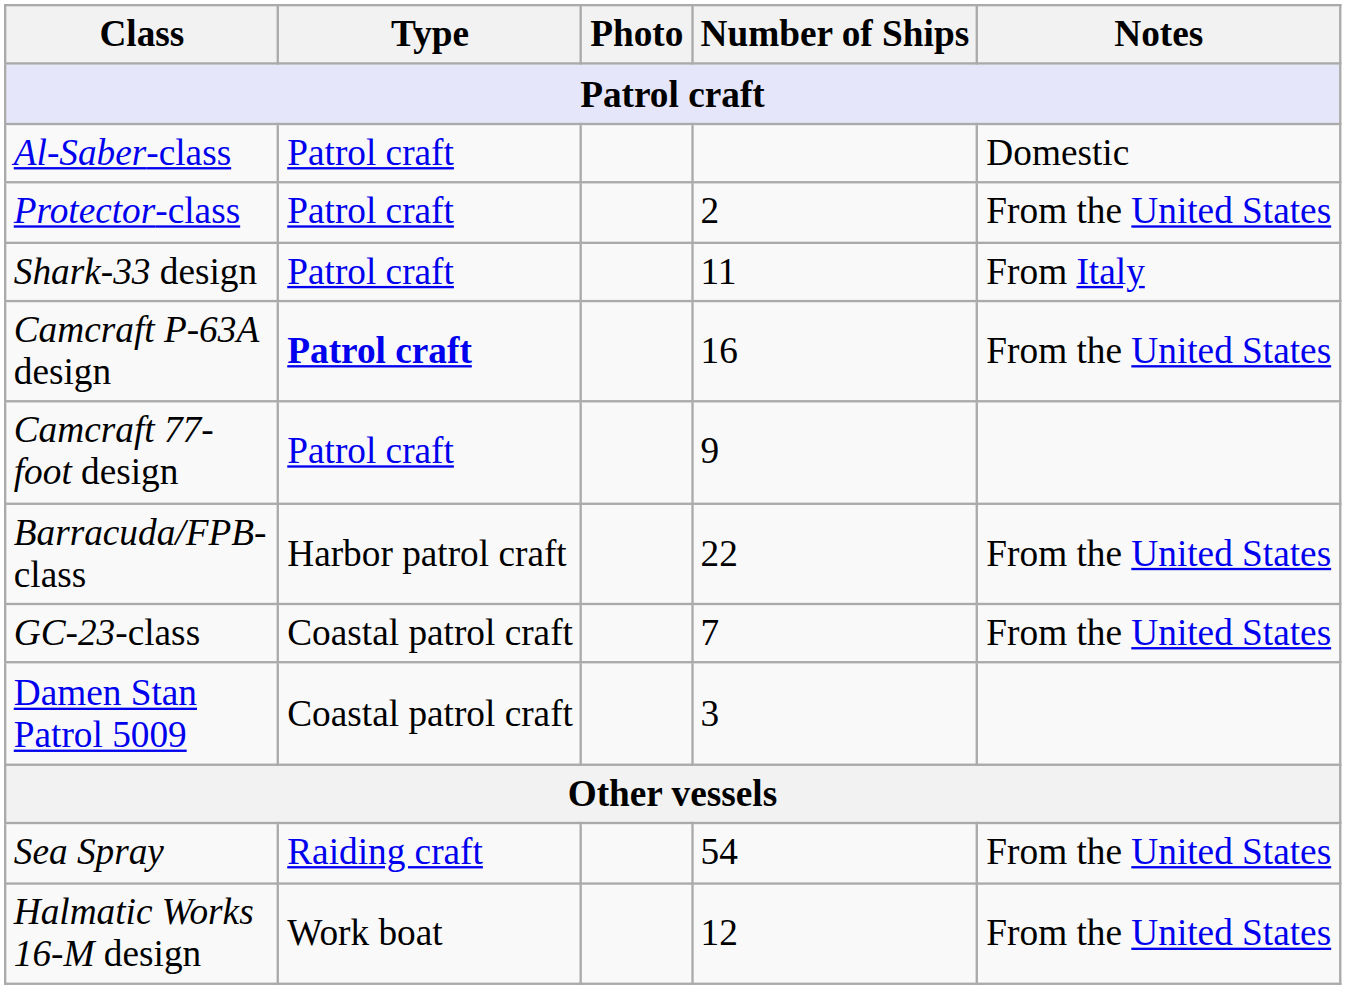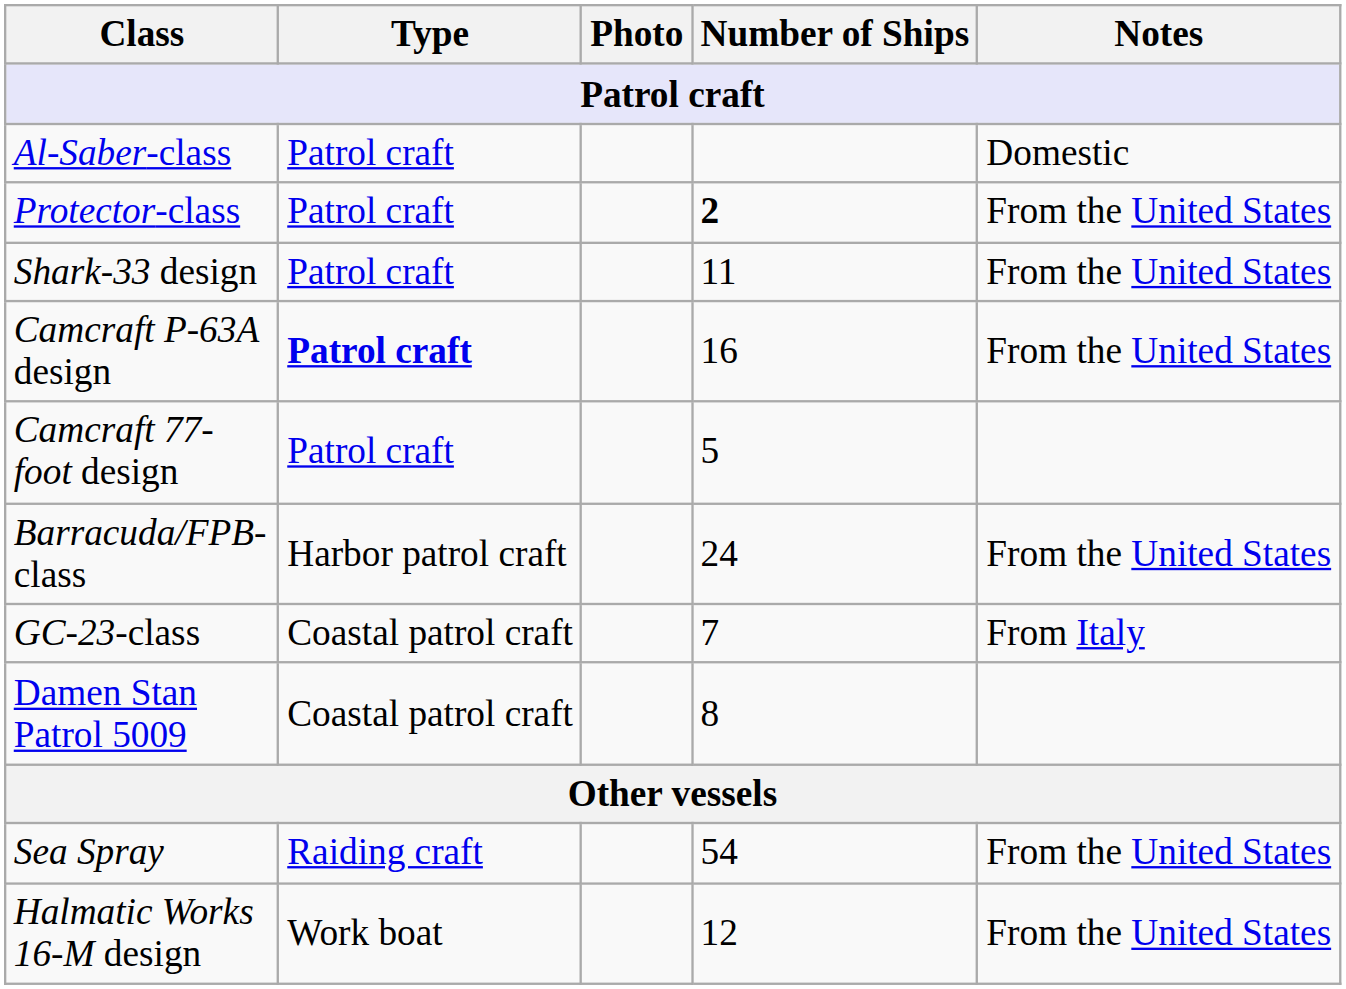(710, 211) normal -> (710, 211) bold
(1066, 270) From Italy -> (1159, 270) From the United States
(710, 451) 9 -> (710, 451) 5
(719, 552) 22 -> (719, 552) 24
(1159, 632) From the United States -> (1066, 632) From Italy
(710, 712) 3 -> (710, 712) 8
